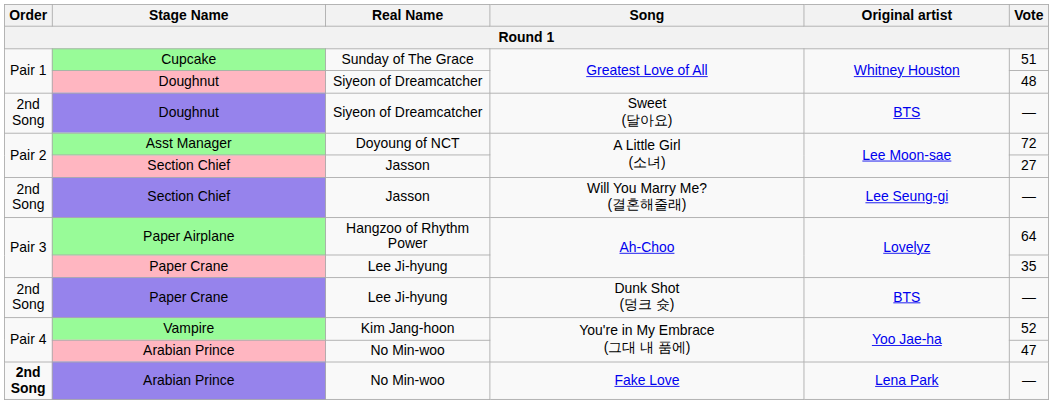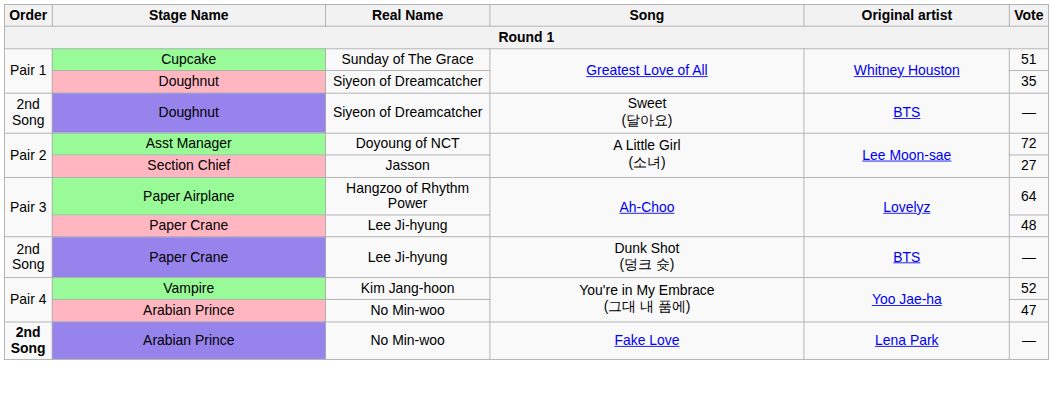(1029, 81) 48 -> (1029, 81) 35
- row: (189, 197)
(1029, 266) 35 -> (1029, 226) 48
